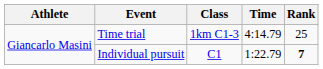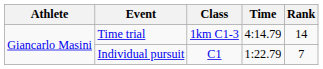(301, 34) 25 -> (301, 34) 14
(301, 54) bold -> (301, 54) normal
